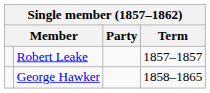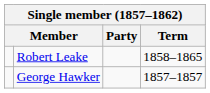(173, 56) 1857–1857 -> (173, 56) 1858–1865
(173, 77) 1858–1865 -> (173, 77) 1857–1857
